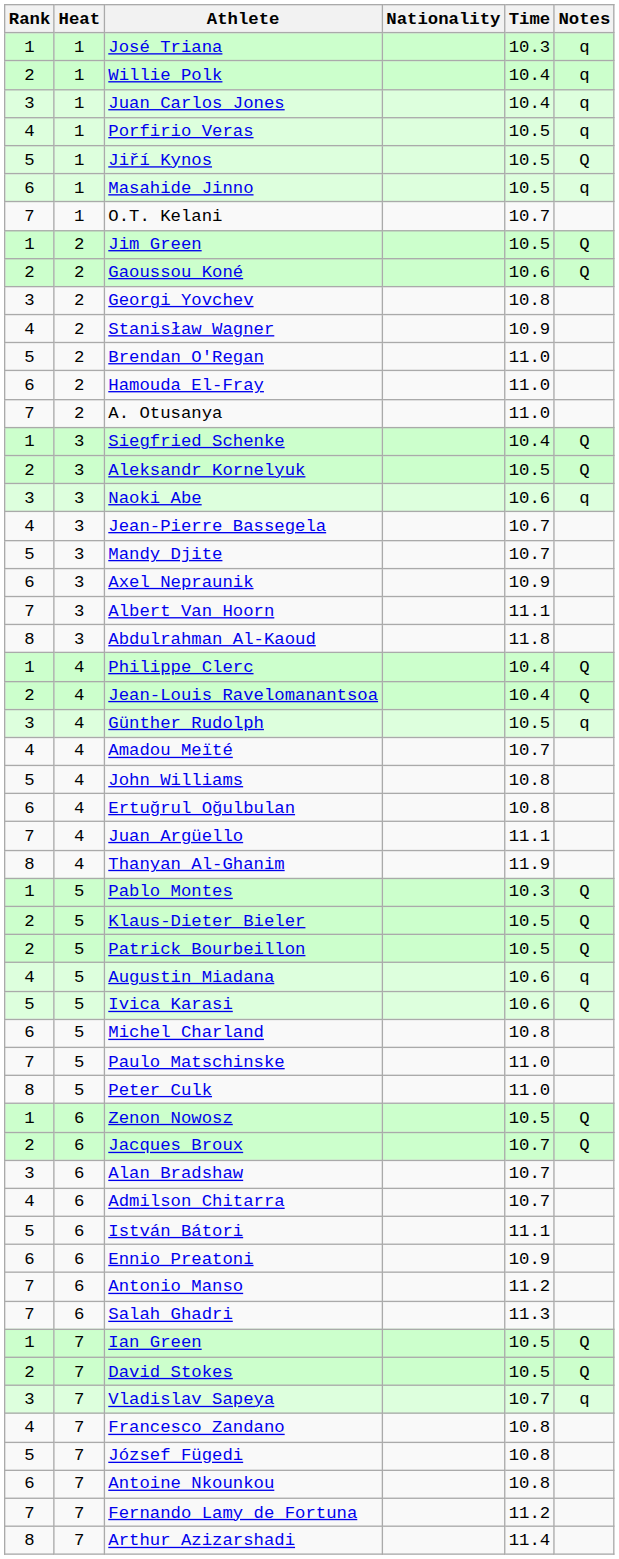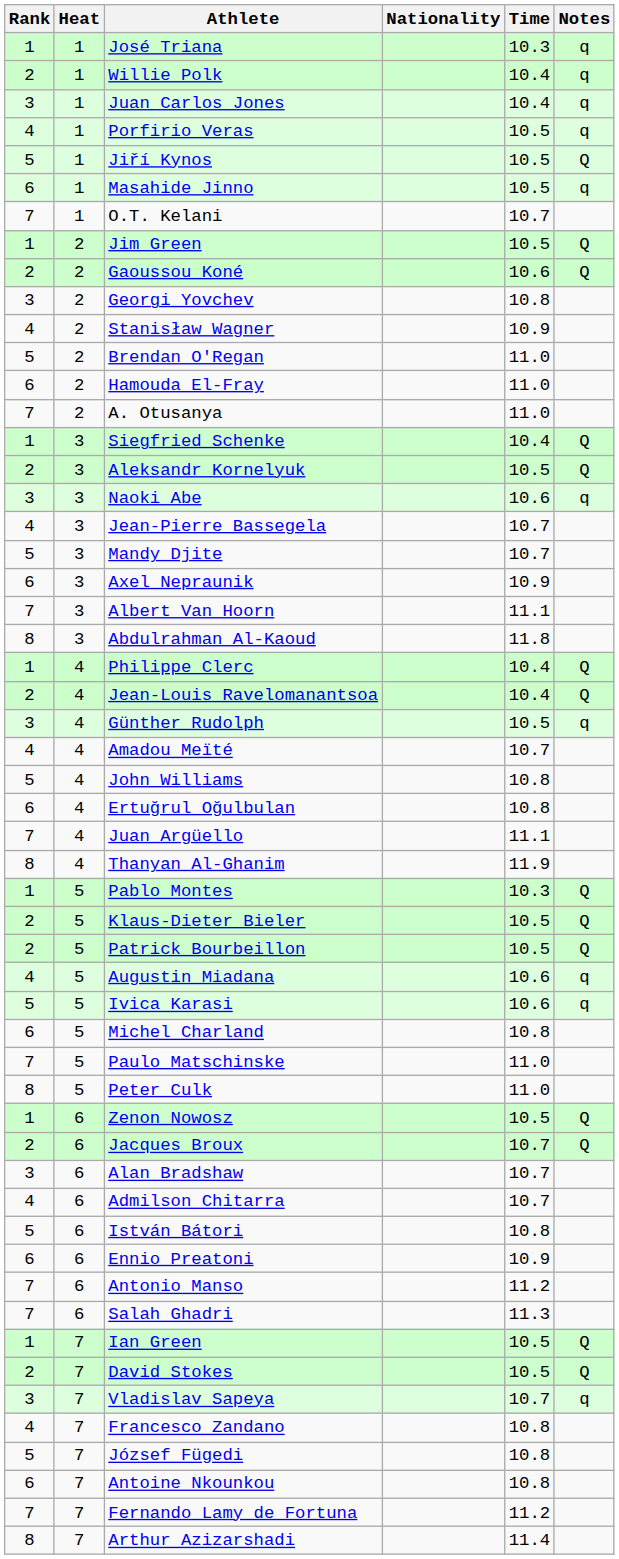(584, 1005) Q -> (584, 1005) q
(529, 1230) 11.1 -> (529, 1230) 10.8
